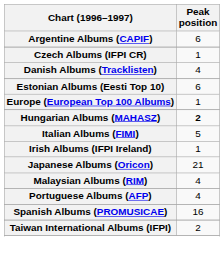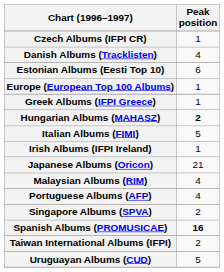- row: (90, 39)
+ row: (90, 102)
+ row: (90, 212)
(198, 212) normal -> (198, 228) bold
+ row: (90, 259)
